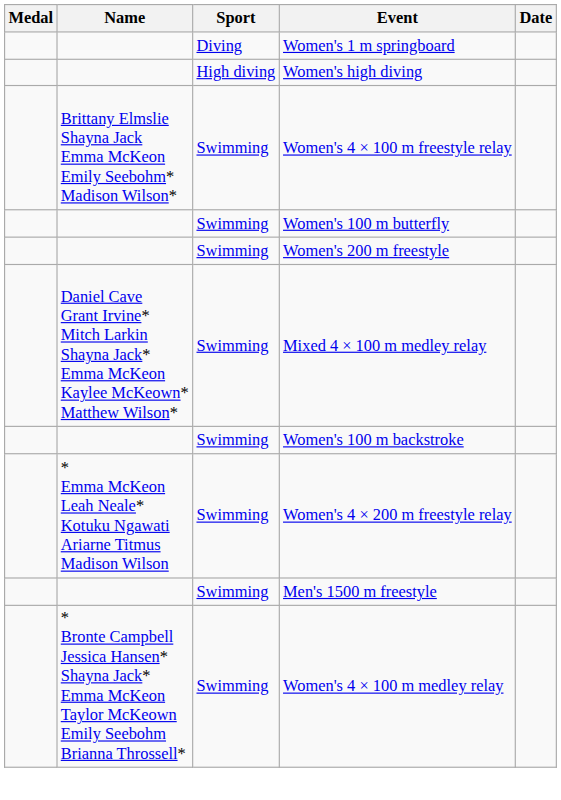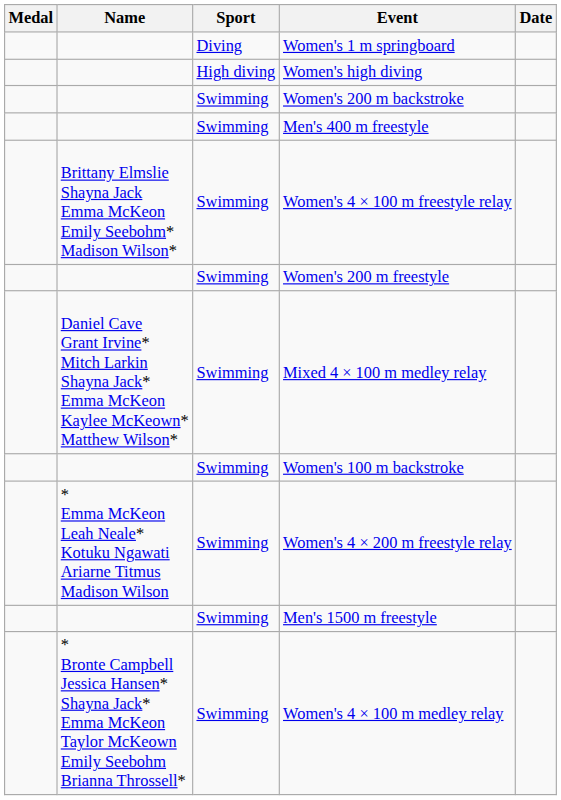+ row: (373, 99)
+ row: (356, 126)
- row: (366, 223)
